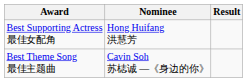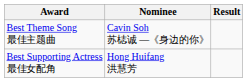rows swapped: (55, 33) <-> (42, 62)
